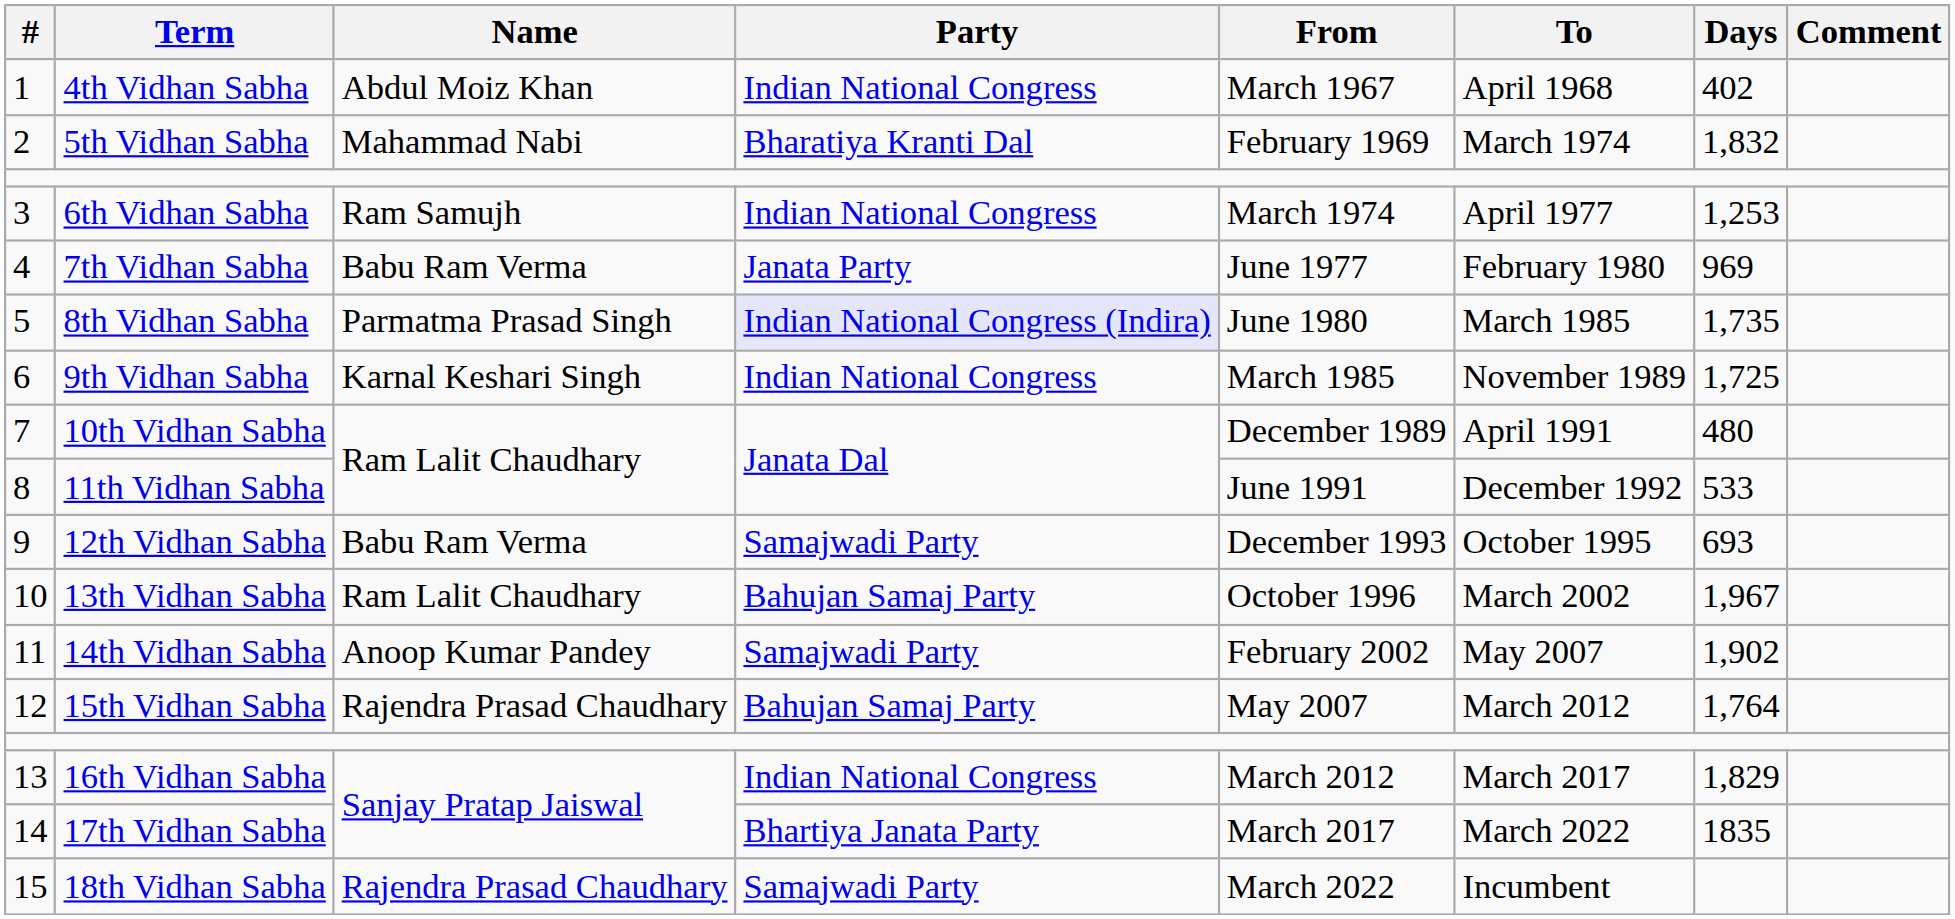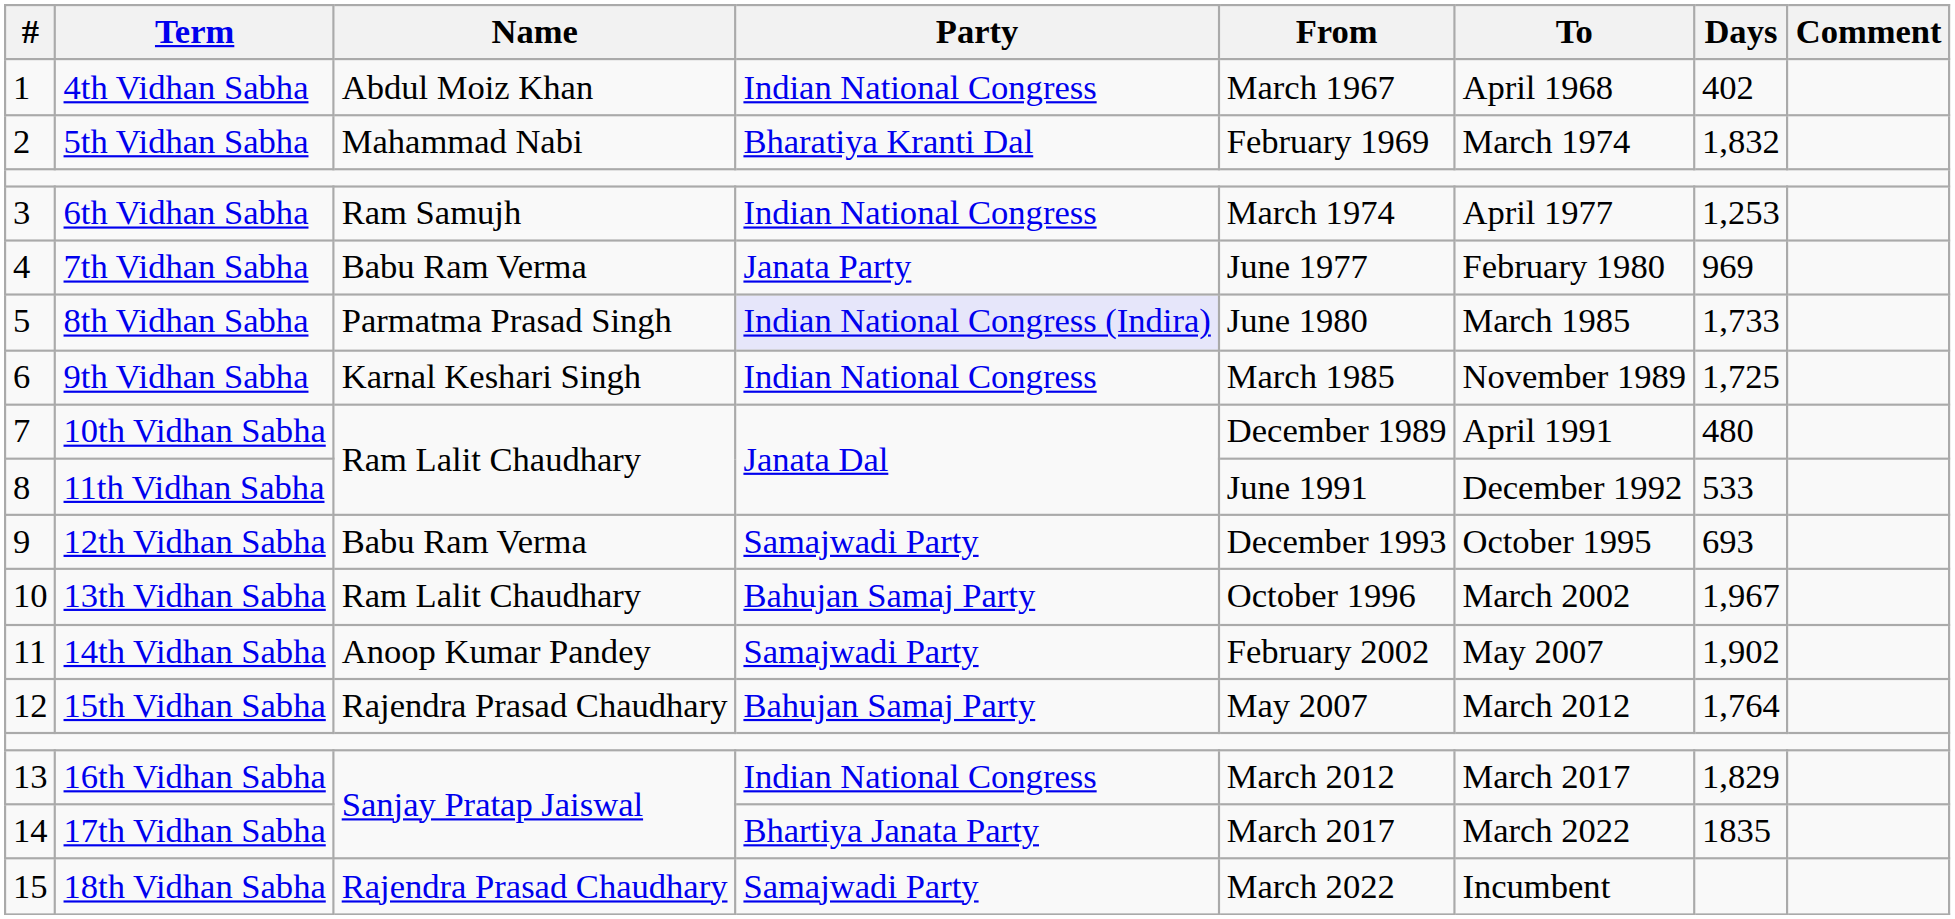(1741, 321) 1,735 -> (1741, 321) 1,733
